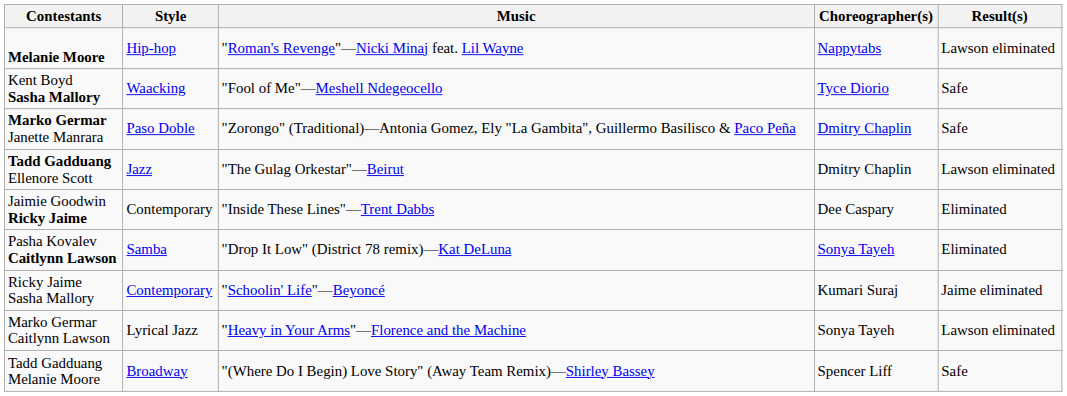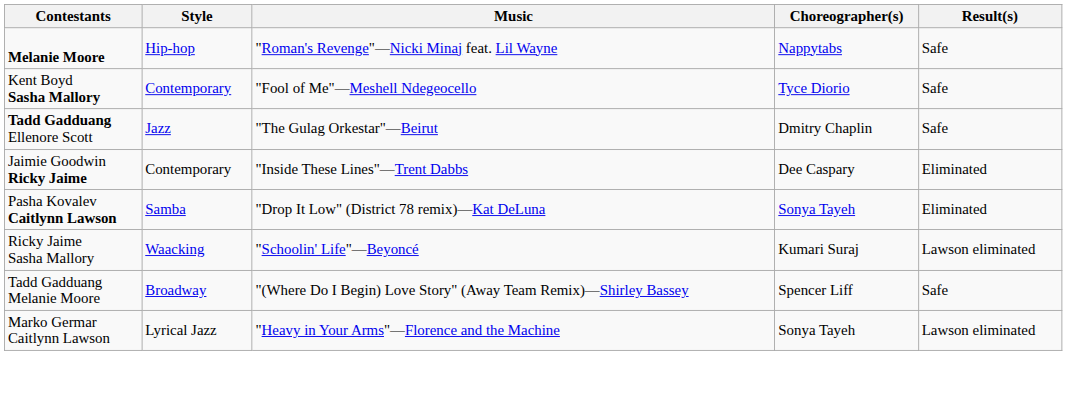(998, 48) Lawson eliminated -> (935, 48) Safe
(156, 88) Waacking -> (188, 88) Contemporary
- row: (57, 128)
(998, 169) Lawson eliminated -> (935, 128) Safe
(169, 290) Contemporary -> (175, 249) Waacking
(992, 290) Jaime eliminated -> (979, 249) Lawson eliminated
rows swapped: (55, 370) <-> (59, 330)
